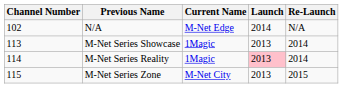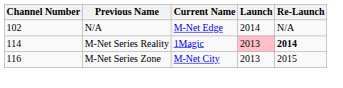- row: (132, 43)
(298, 59) normal -> (287, 43) bold
(14, 75) 115 -> (14, 59) 116
